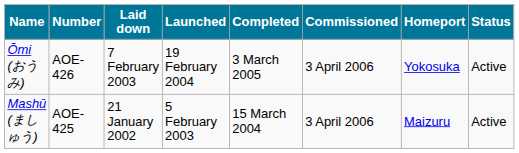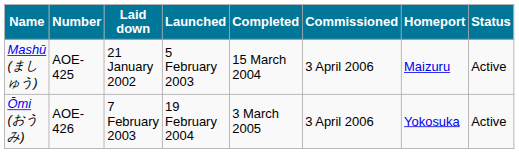rows swapped: (27, 120) <-> (23, 66)
